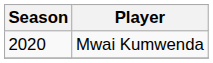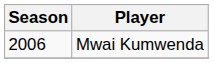(27, 44) 2020 -> (27, 44) 2006
